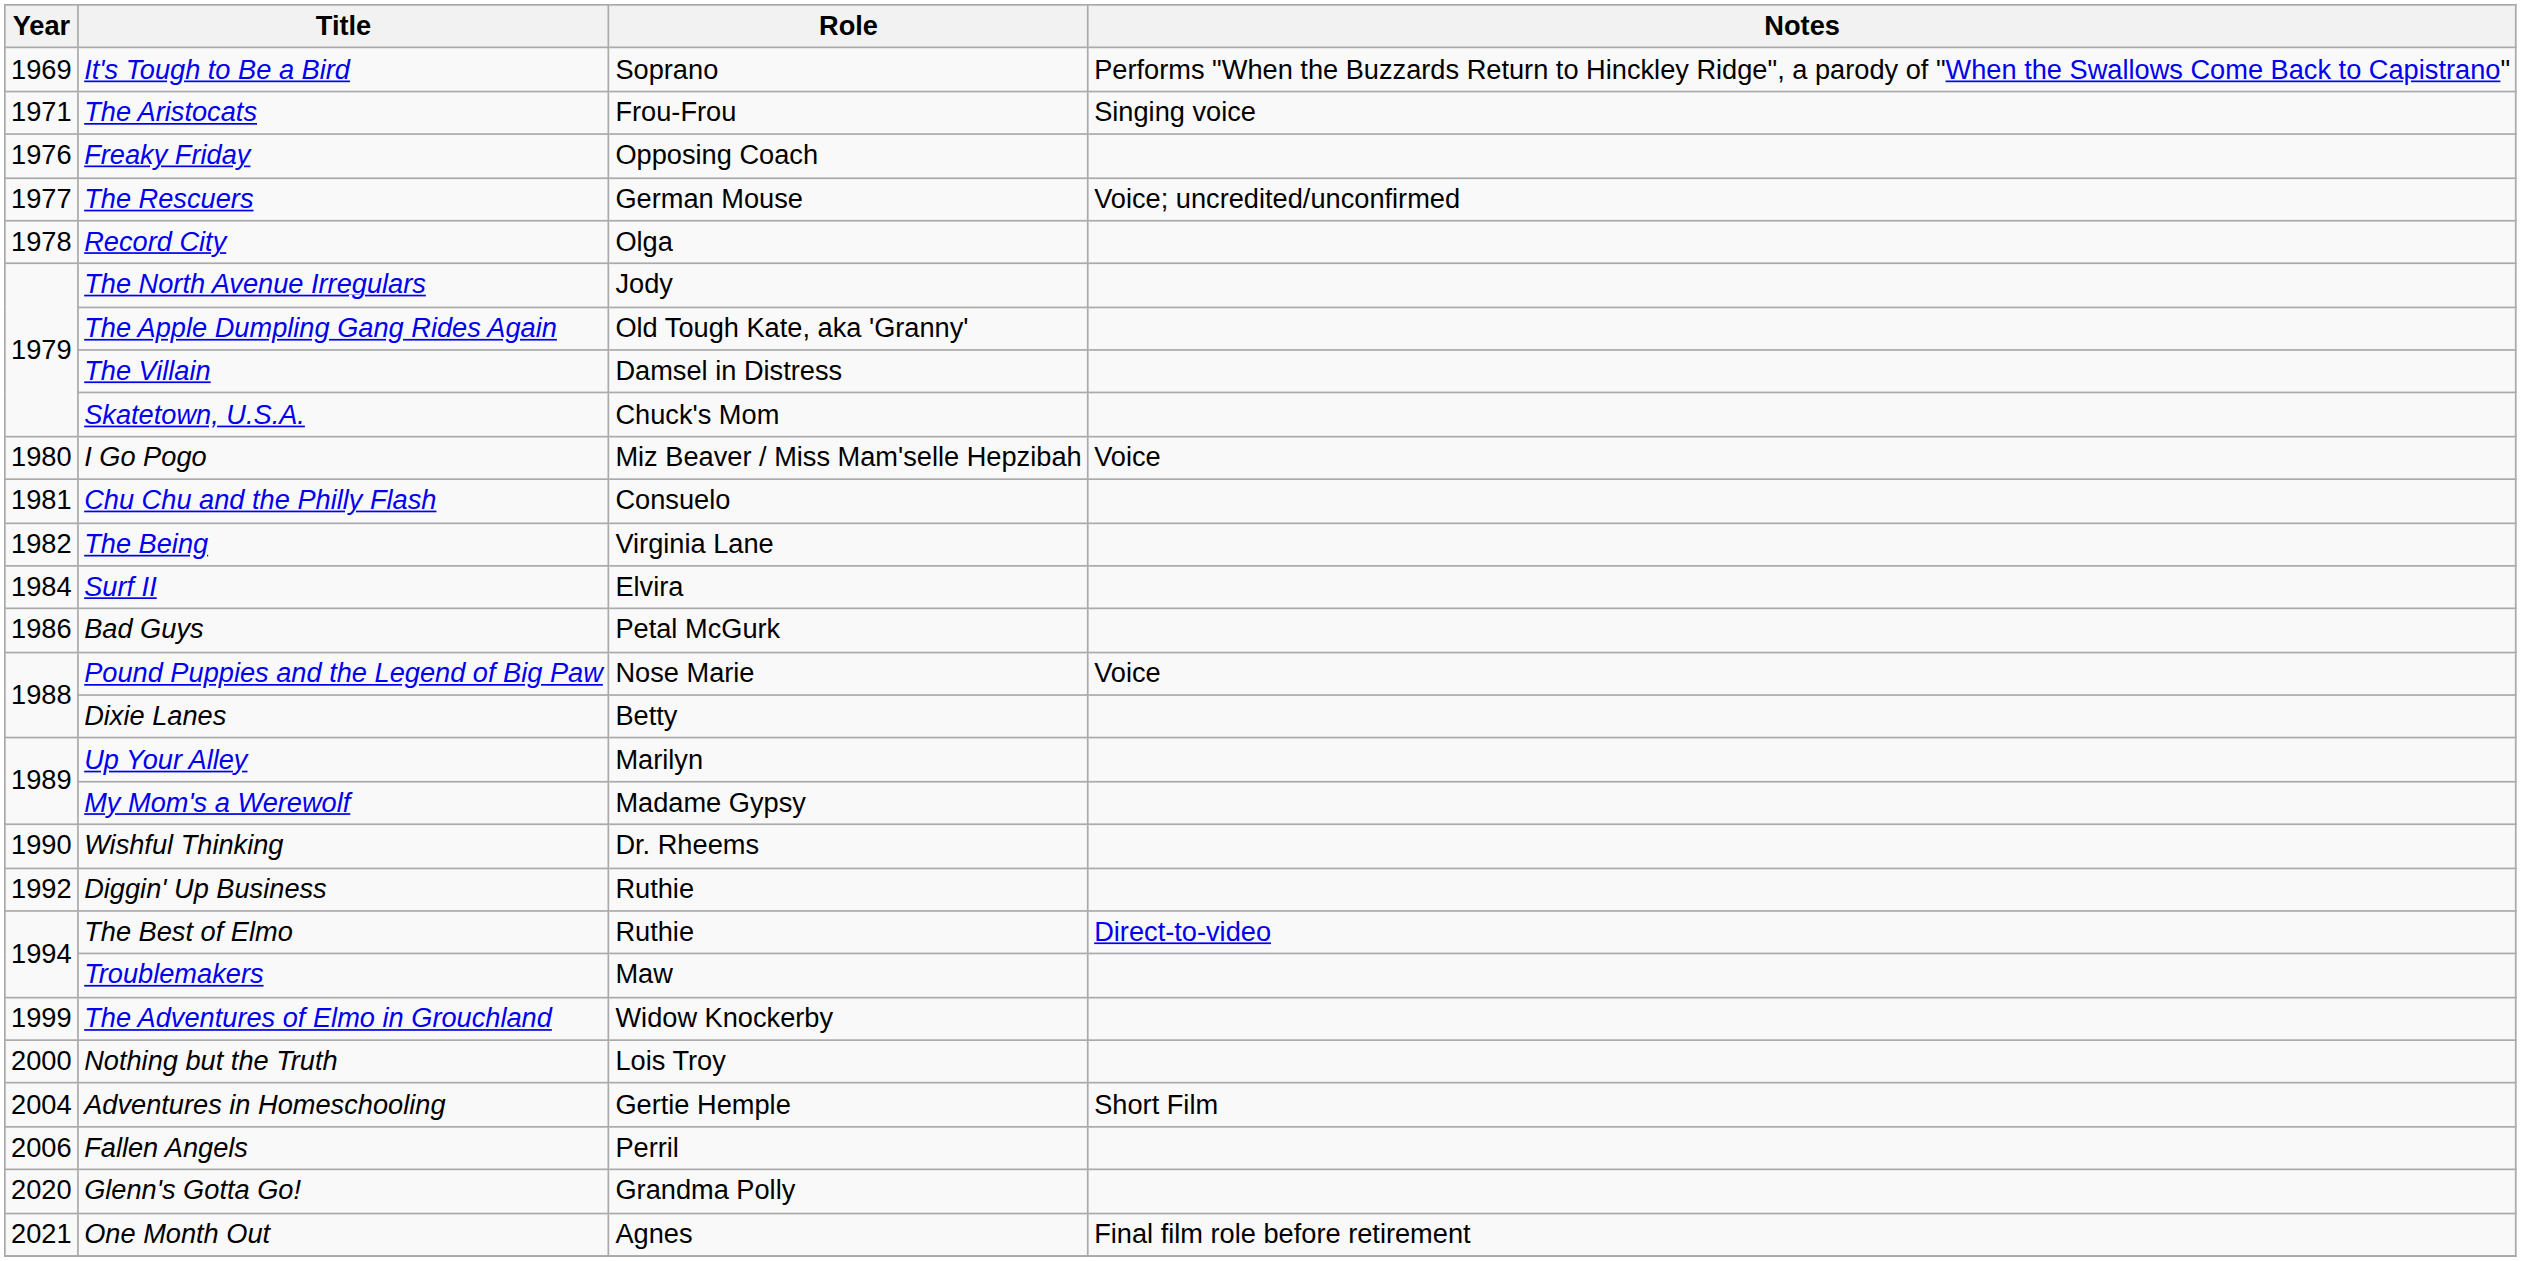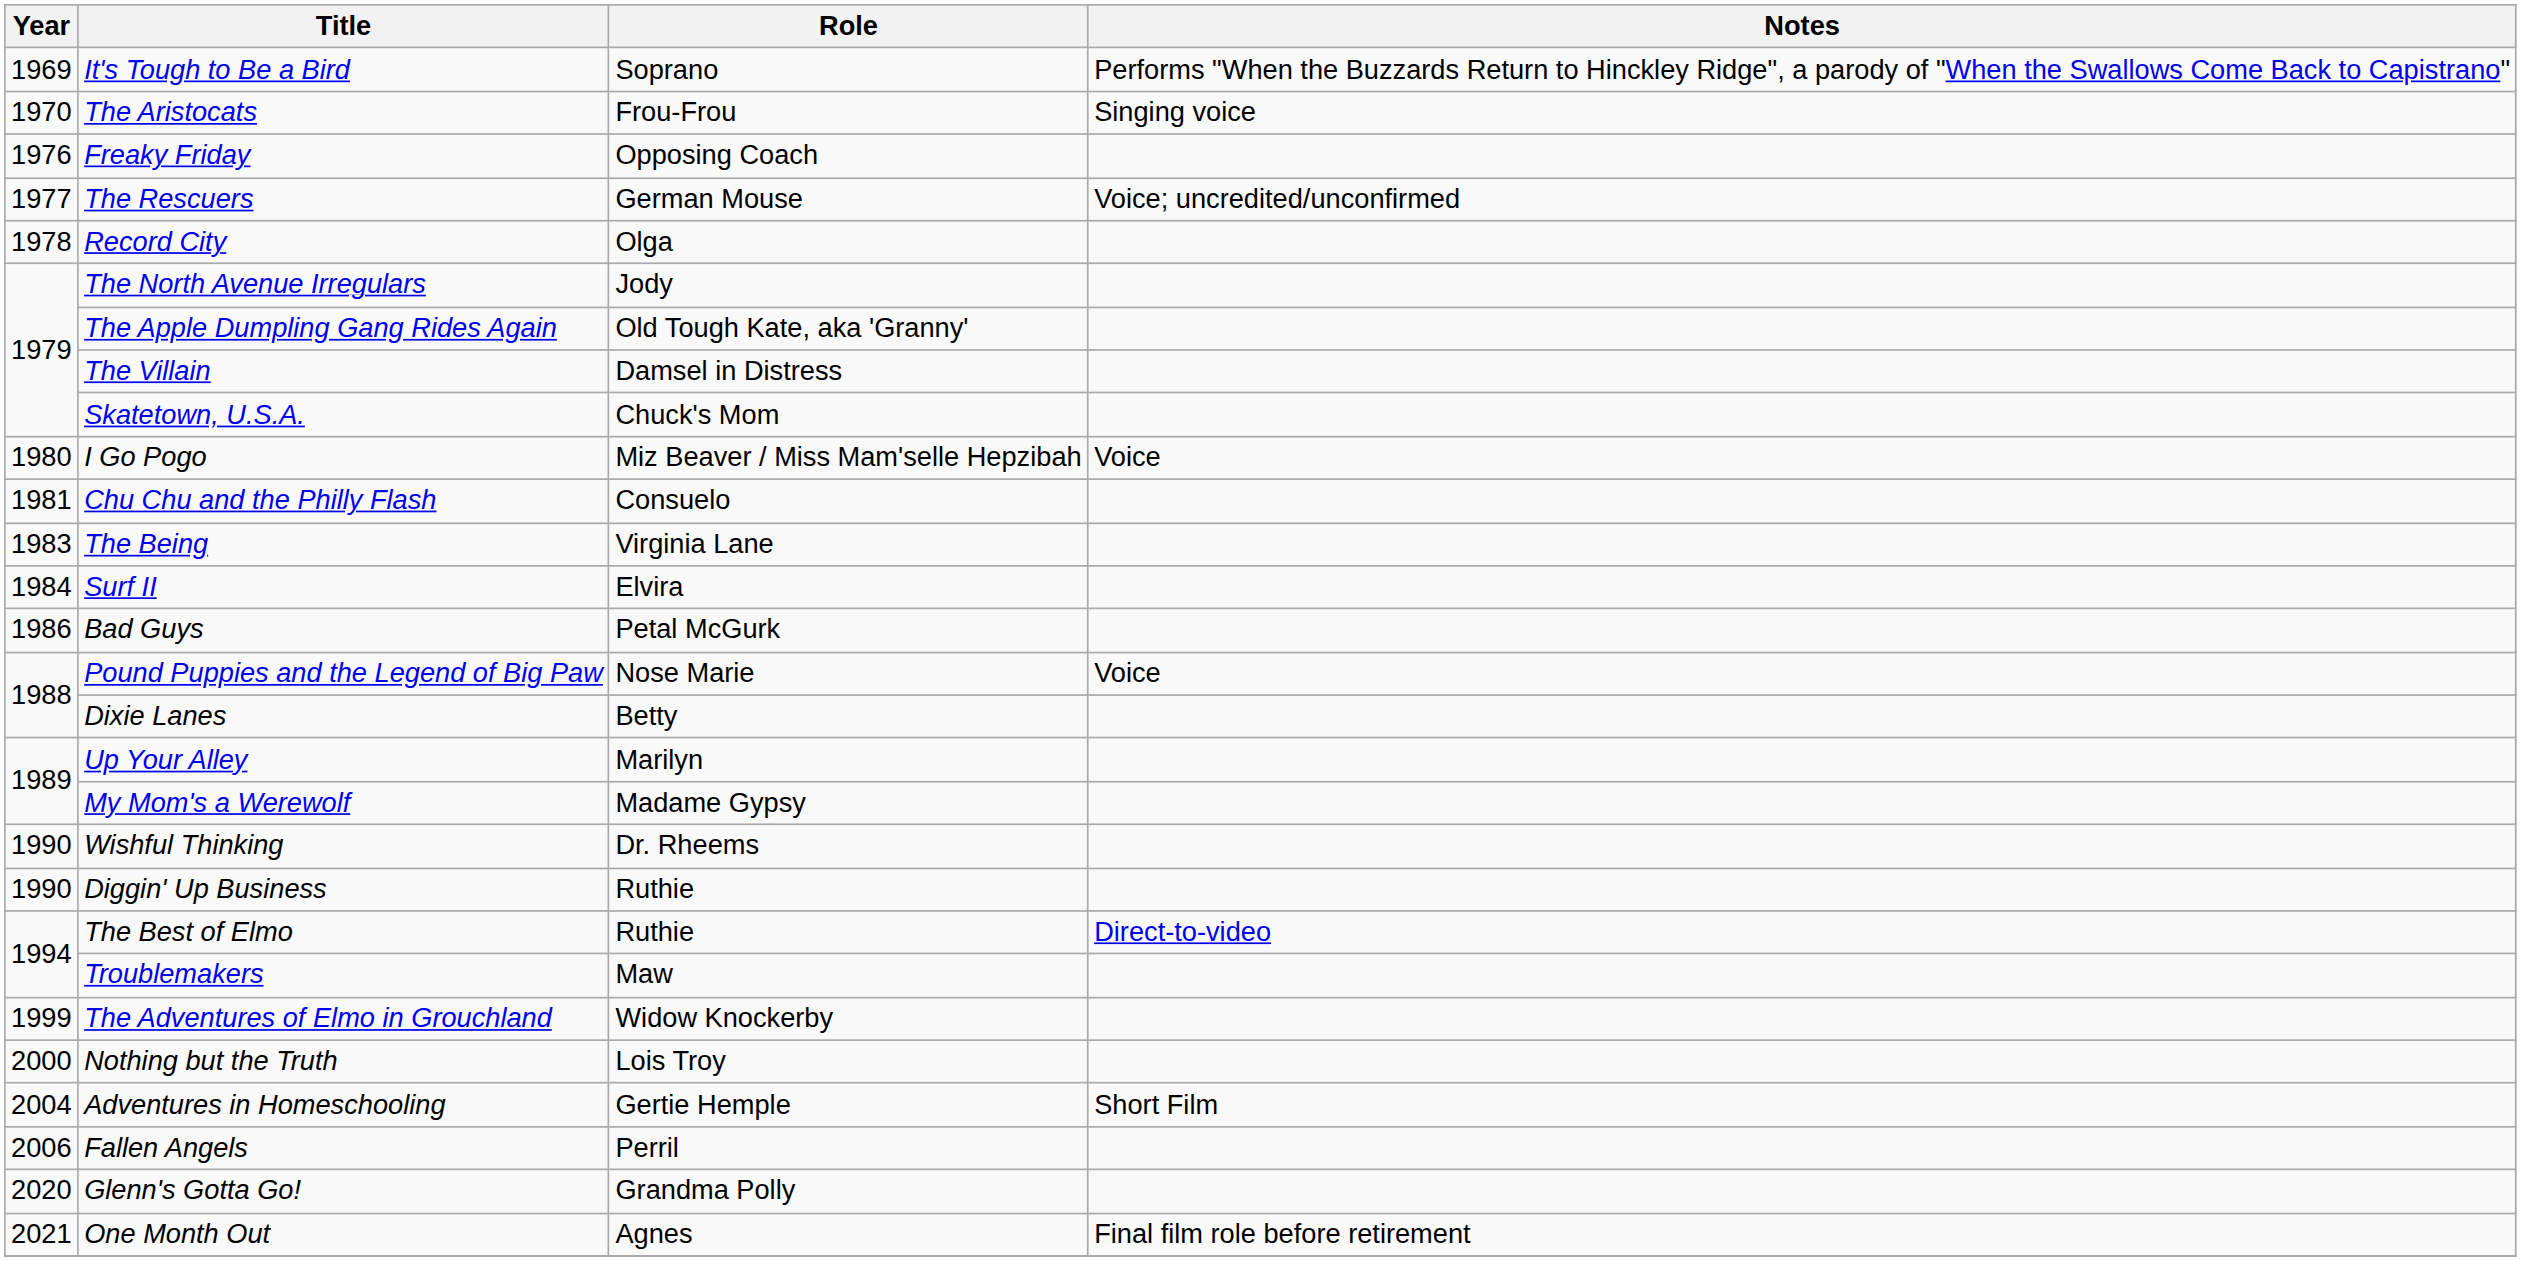(41, 112) 1971 -> (41, 112) 1970
(41, 543) 1982 -> (41, 543) 1983
(41, 888) 1992 -> (41, 888) 1990
